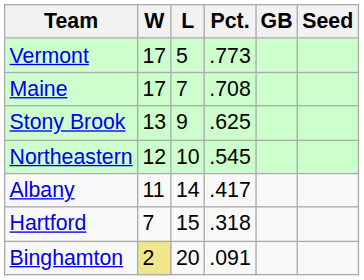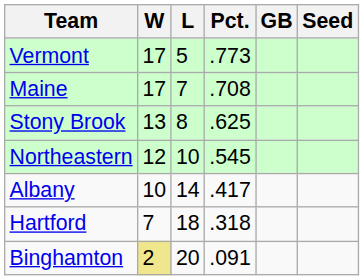(182, 122) 9 -> (182, 122) 8
(153, 190) 11 -> (154, 190) 10
(188, 223) 15 -> (188, 223) 18
